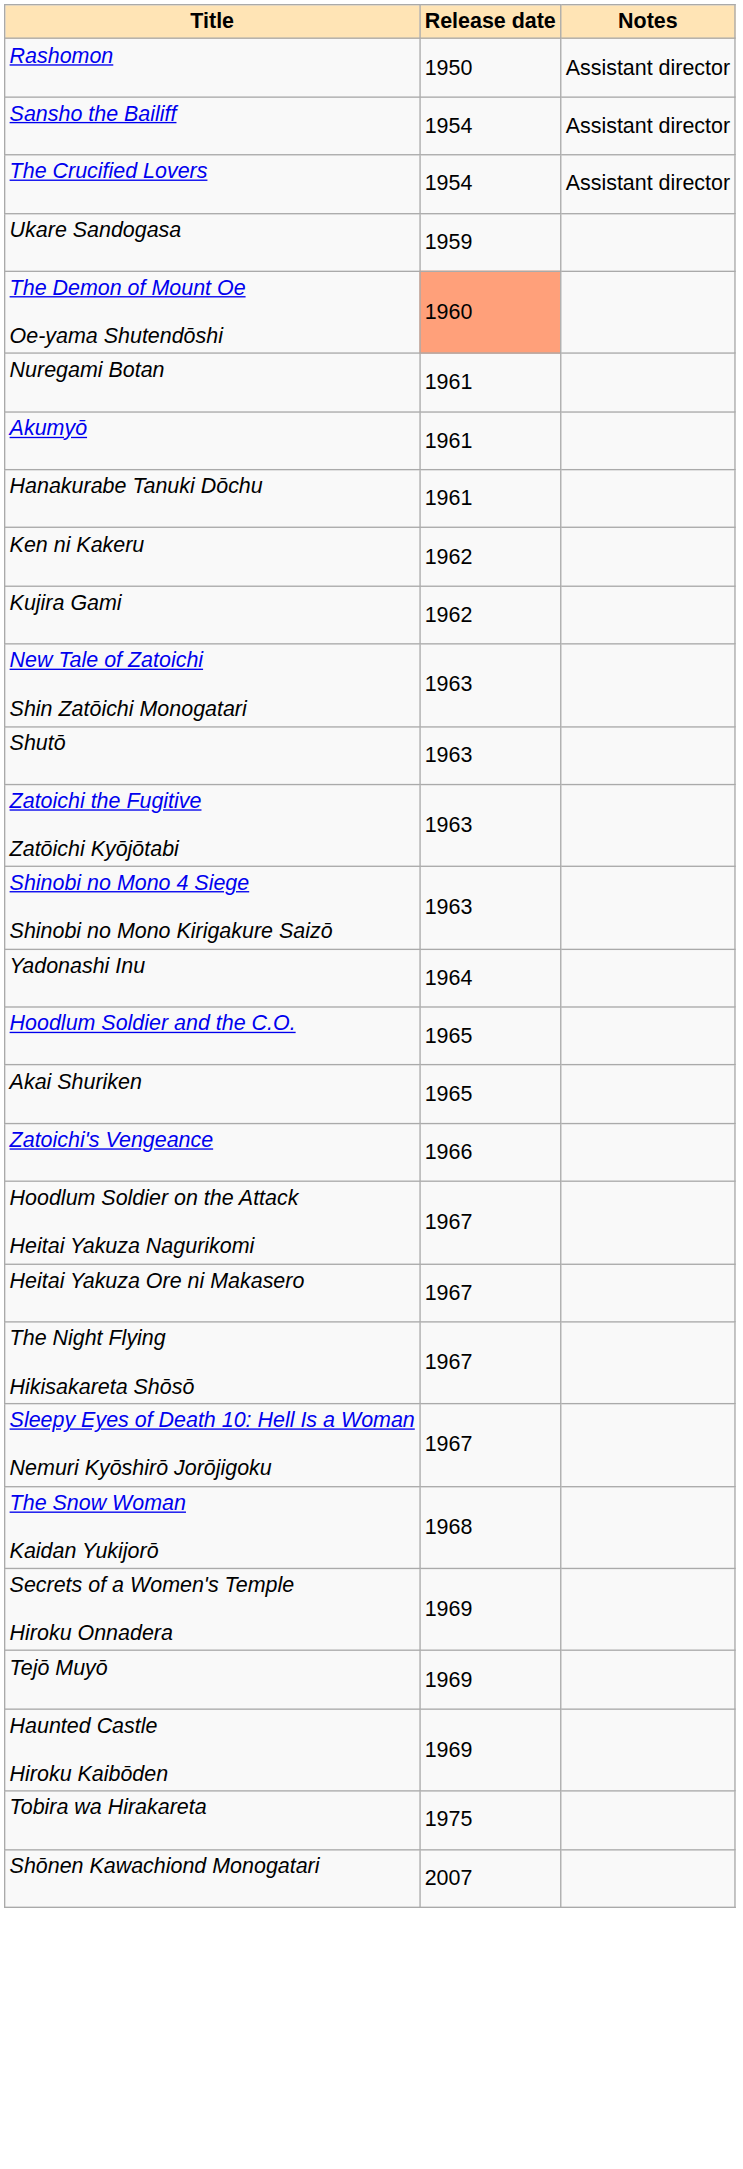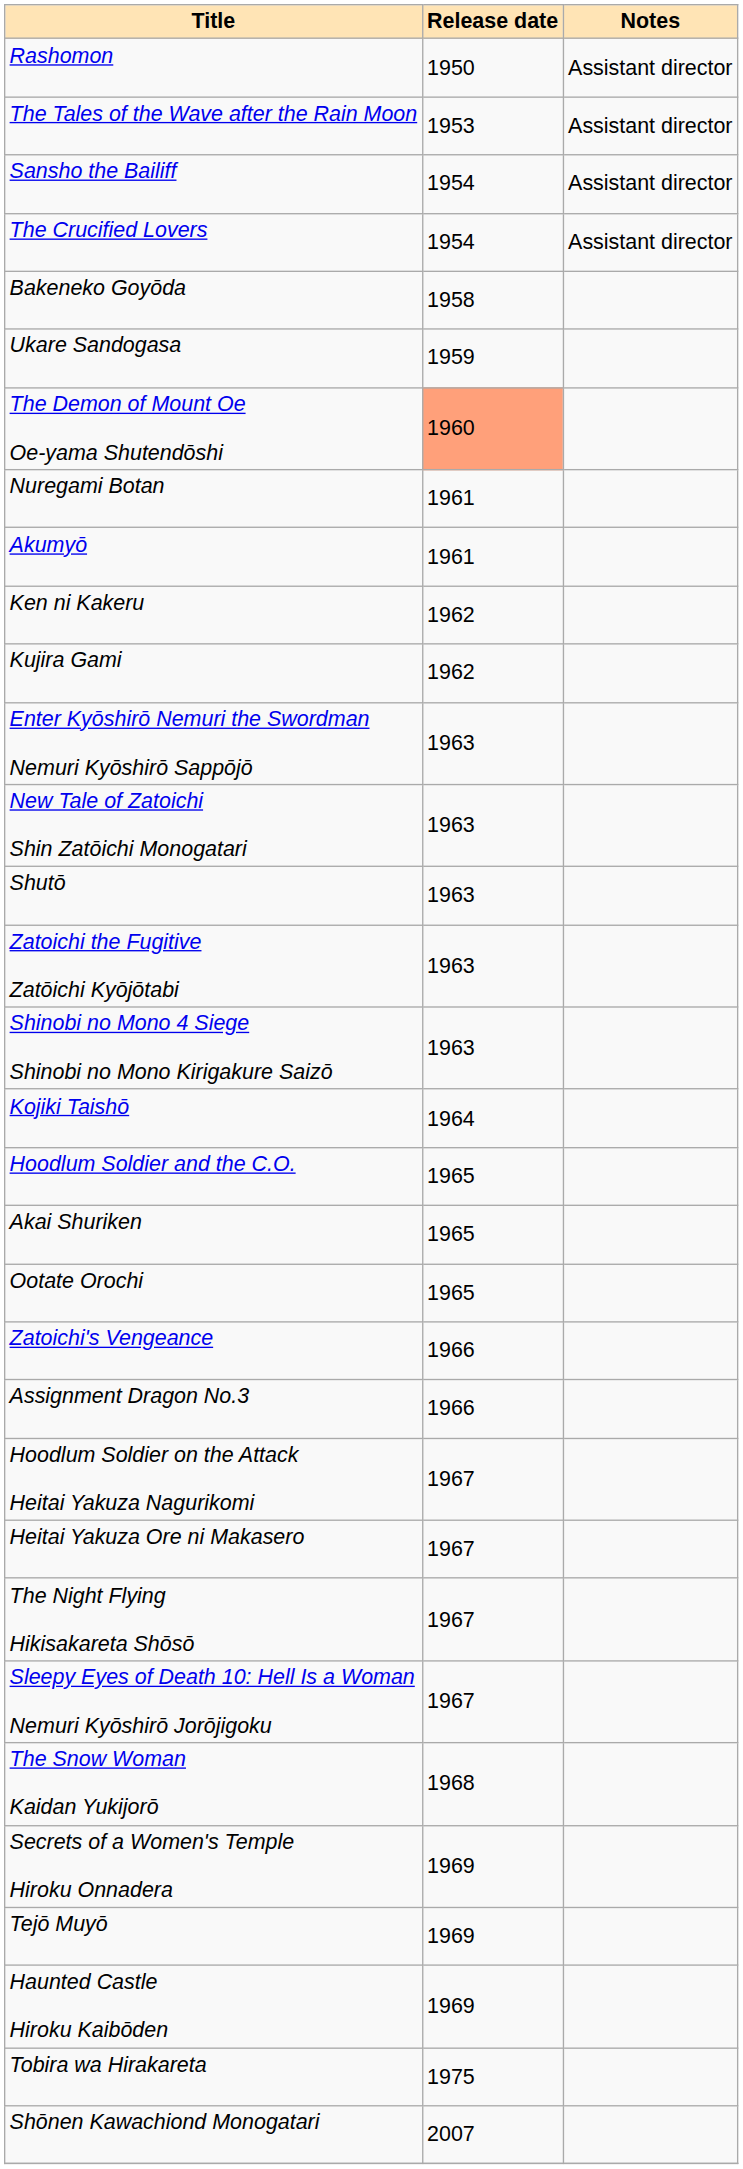+ row: (213, 113)
+ row: (98, 287)
- row: (136, 486)
+ row: (190, 743)
- row: (77, 965)
+ row: (69, 1106)
+ row: (76, 1280)
+ row: (129, 1396)
